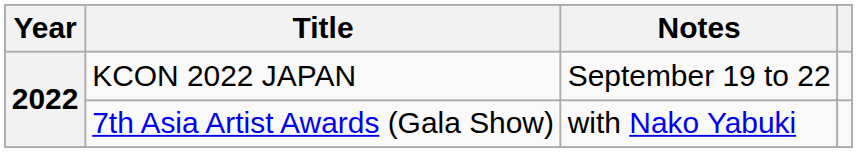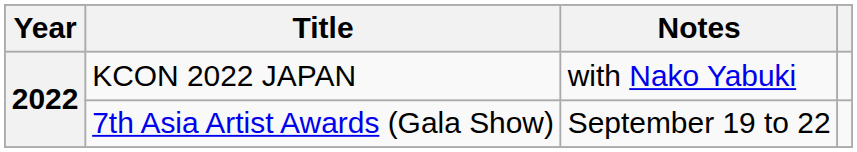(699, 75) September 19 to 22 -> (682, 75) with Nako Yabuki
(682, 123) with Nako Yabuki -> (699, 123) September 19 to 22
